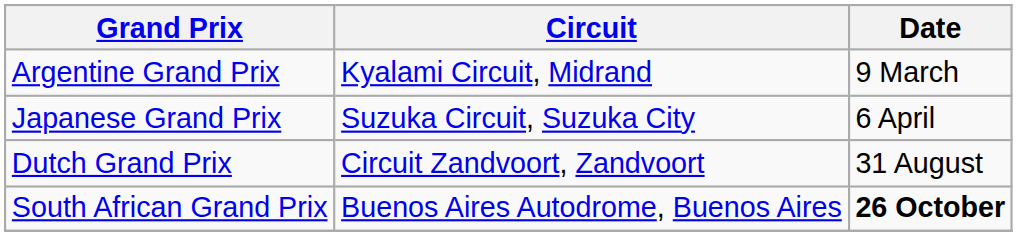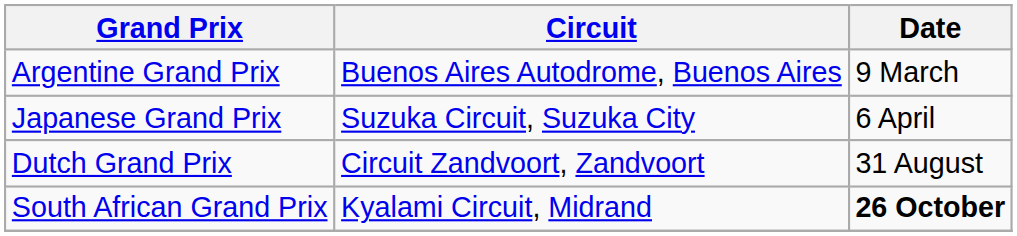(497, 72) Kyalami Circuit, Midrand -> (591, 72) Buenos Aires Autodrome, Buenos Aires
(591, 208) Buenos Aires Autodrome, Buenos Aires -> (497, 208) Kyalami Circuit, Midrand
